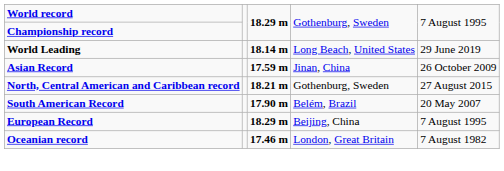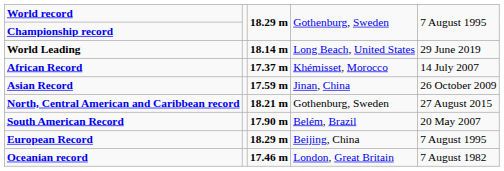+ row: (45, 67)
